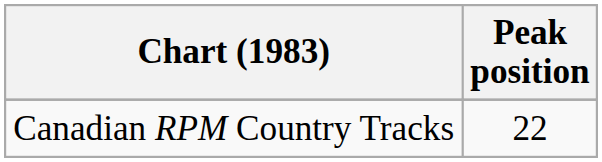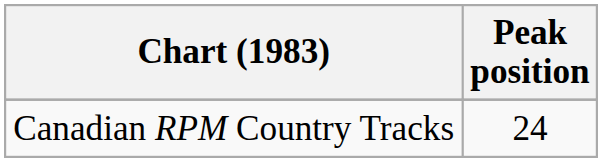(530, 127) 22 -> (530, 127) 24
